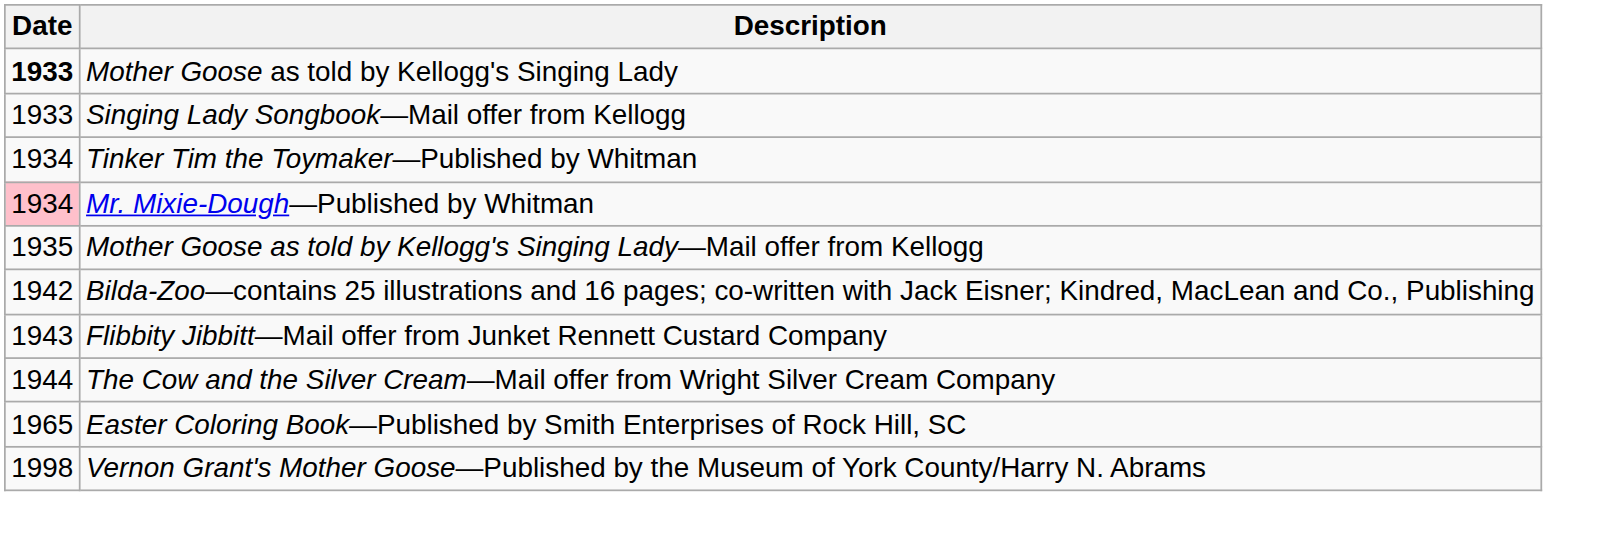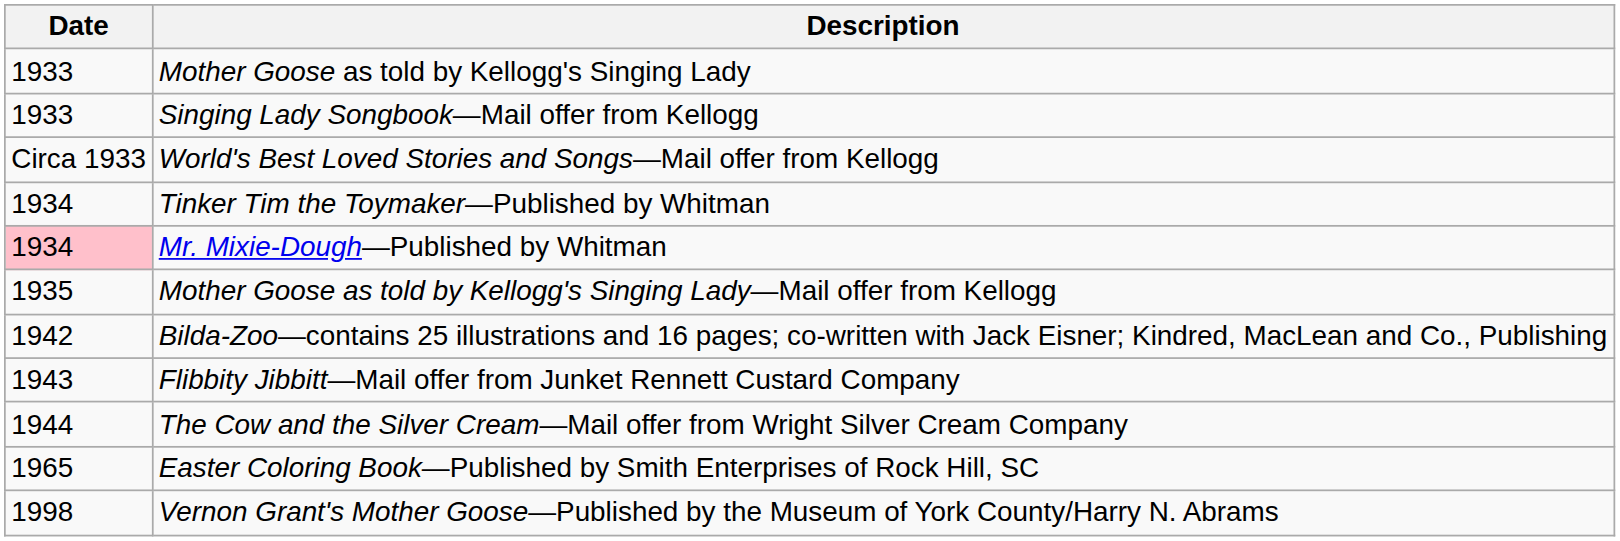(42, 70) bold -> (42, 70) normal
+ row: (549, 159)
